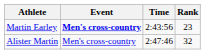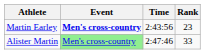(99, 42) no background -> (99, 42) lightgreen background
(188, 42) 32 -> (188, 42) 33
